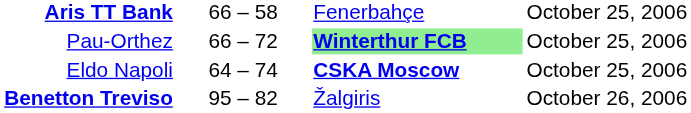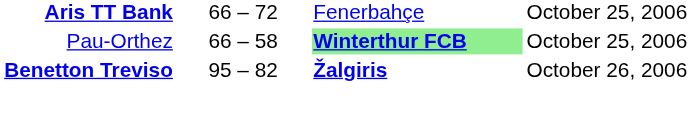(243, 12) 66 – 58 -> (243, 12) 66 – 72
(243, 41) 66 – 72 -> (243, 41) 66 – 58
- row: (120, 69)
(347, 98) normal -> (350, 69) bold
